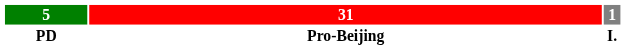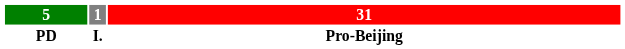columns swapped: (612, 14) <-> (346, 14)
